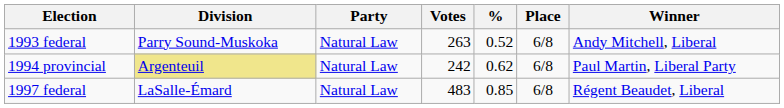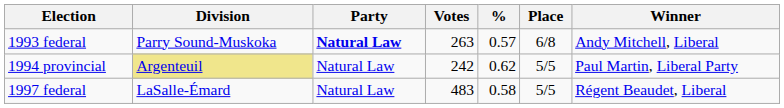(359, 41) normal -> (359, 41) bold
(500, 41) 0.52 -> (502, 41) 0.57
(543, 66) 6/8 -> (546, 66) 5/5
(500, 90) 0.85 -> (502, 90) 0.58
(543, 90) 6/8 -> (546, 90) 5/5
